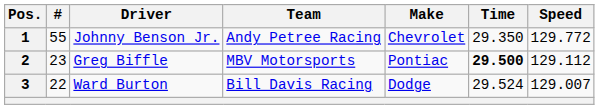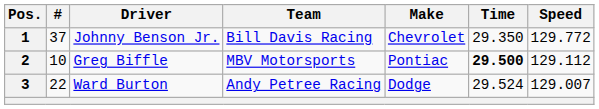(58, 40) 55 -> (58, 40) 37
(304, 40) Andy Petree Racing -> (299, 40) Bill Davis Racing
(58, 63) 23 -> (58, 63) 10
(299, 86) Bill Davis Racing -> (304, 86) Andy Petree Racing
